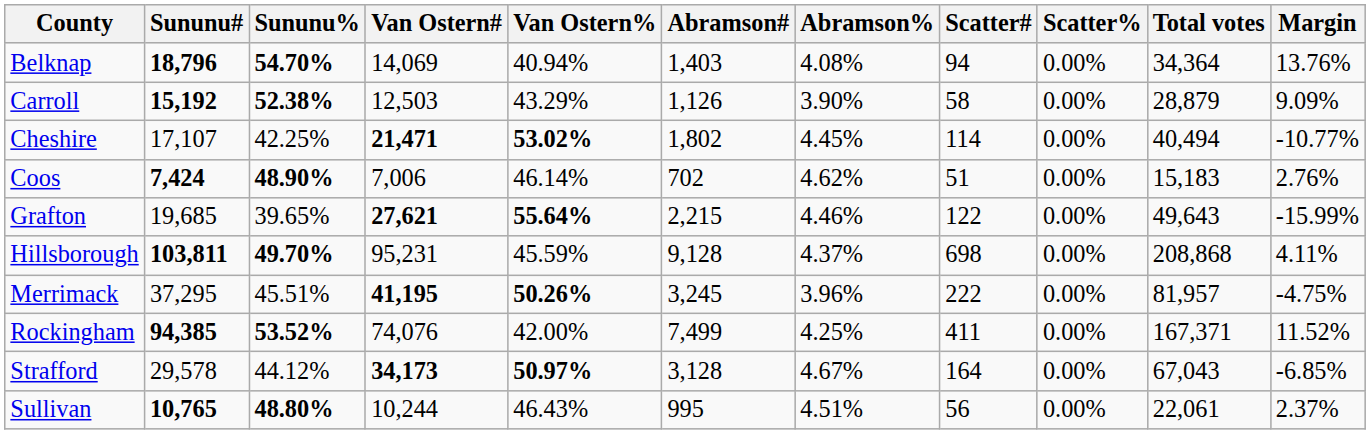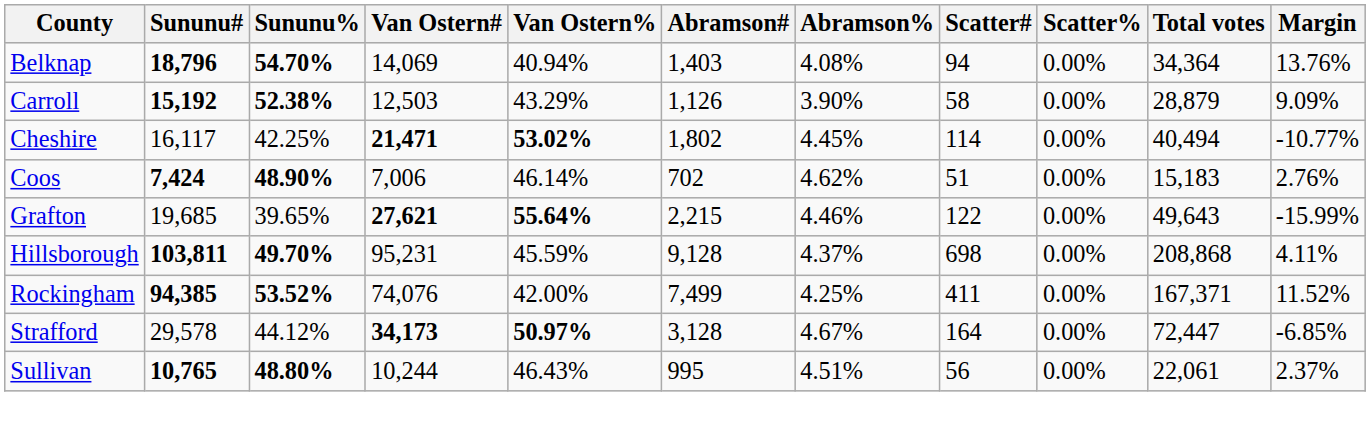(183, 139) 17,107 -> (183, 139) 16,117
- row: (64, 293)
(1186, 370) 67,043 -> (1186, 332) 72,447
